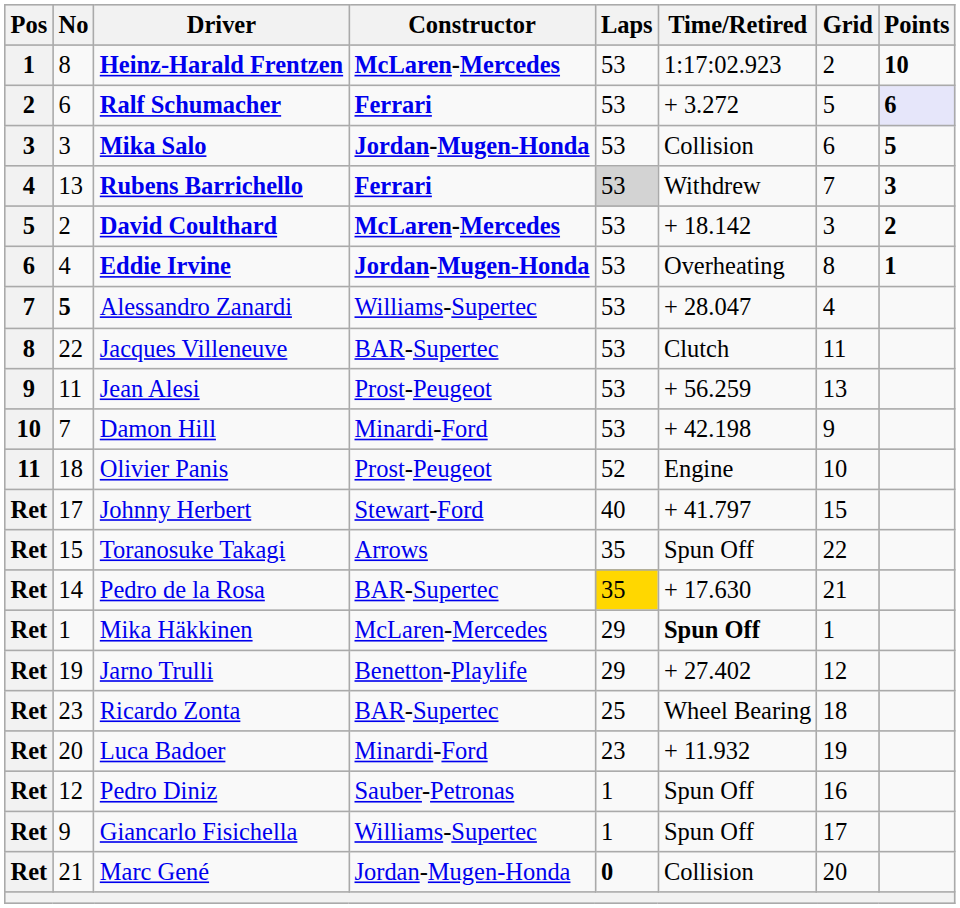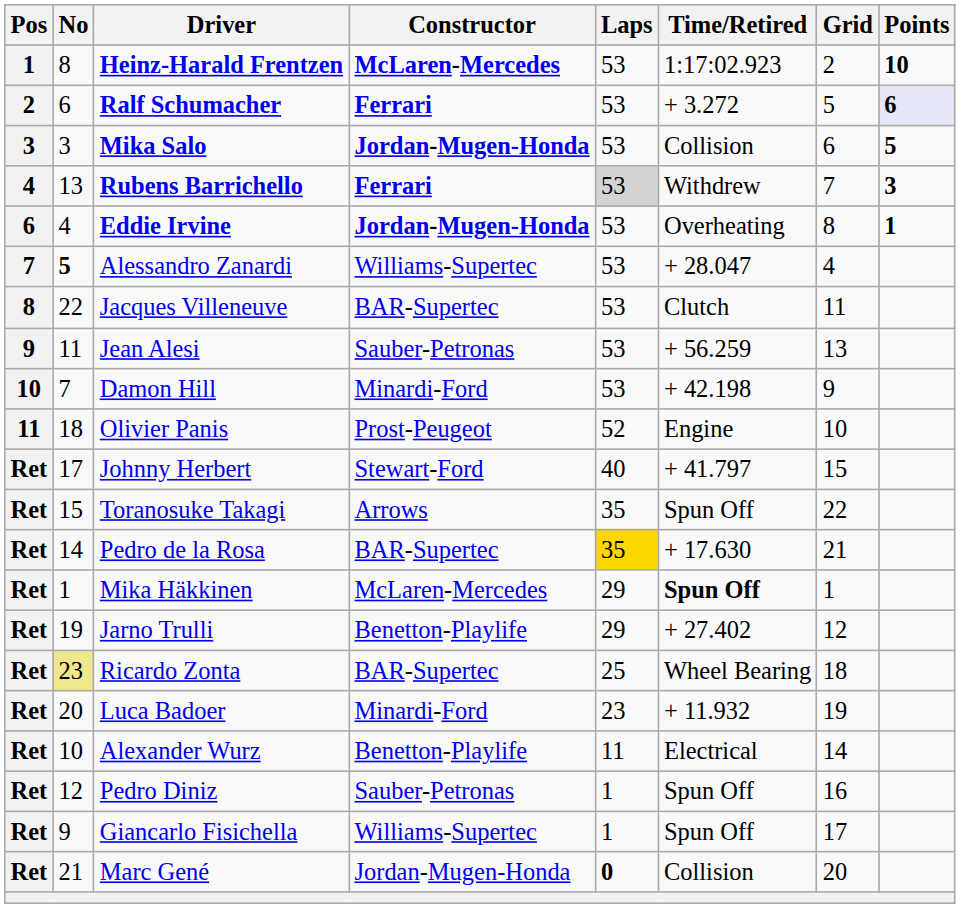- row: (188, 226)
(423, 388) Prost-Peugeot -> (434, 347) Sauber-Petronas
(71, 710) no background -> (71, 670) khaki background
+ row: (180, 751)
